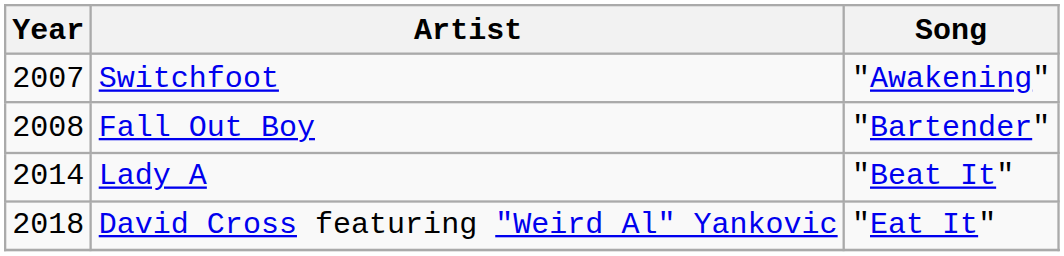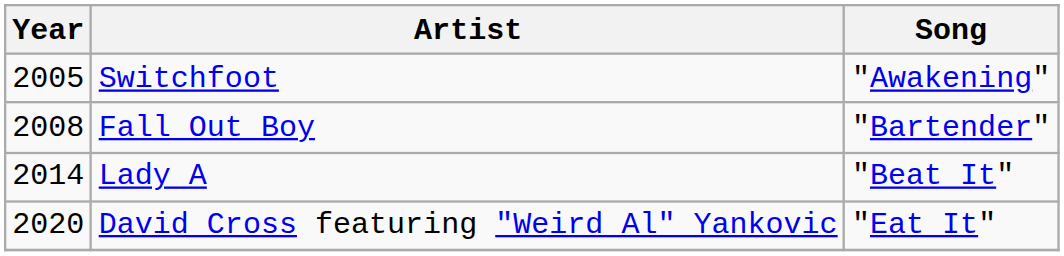(48, 79) 2007 -> (48, 79) 2005
(48, 225) 2018 -> (48, 225) 2020
